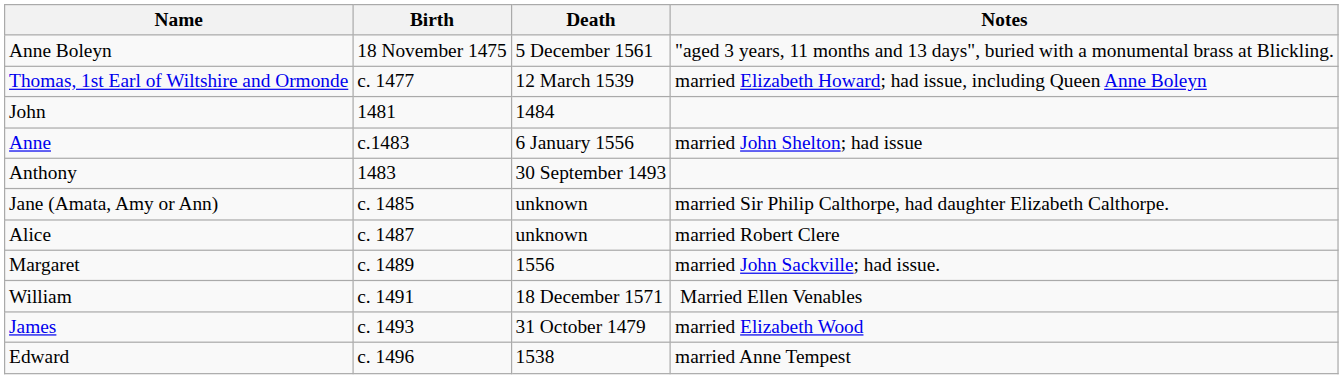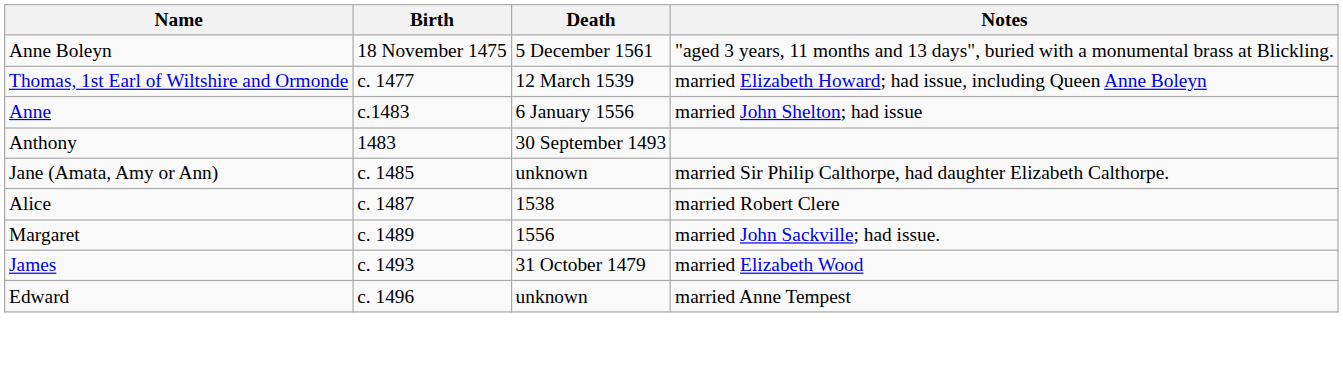- row: (27, 111)
(552, 234) unknown -> (535, 204) 1538
- row: (40, 296)
(535, 357) 1538 -> (552, 296) unknown
